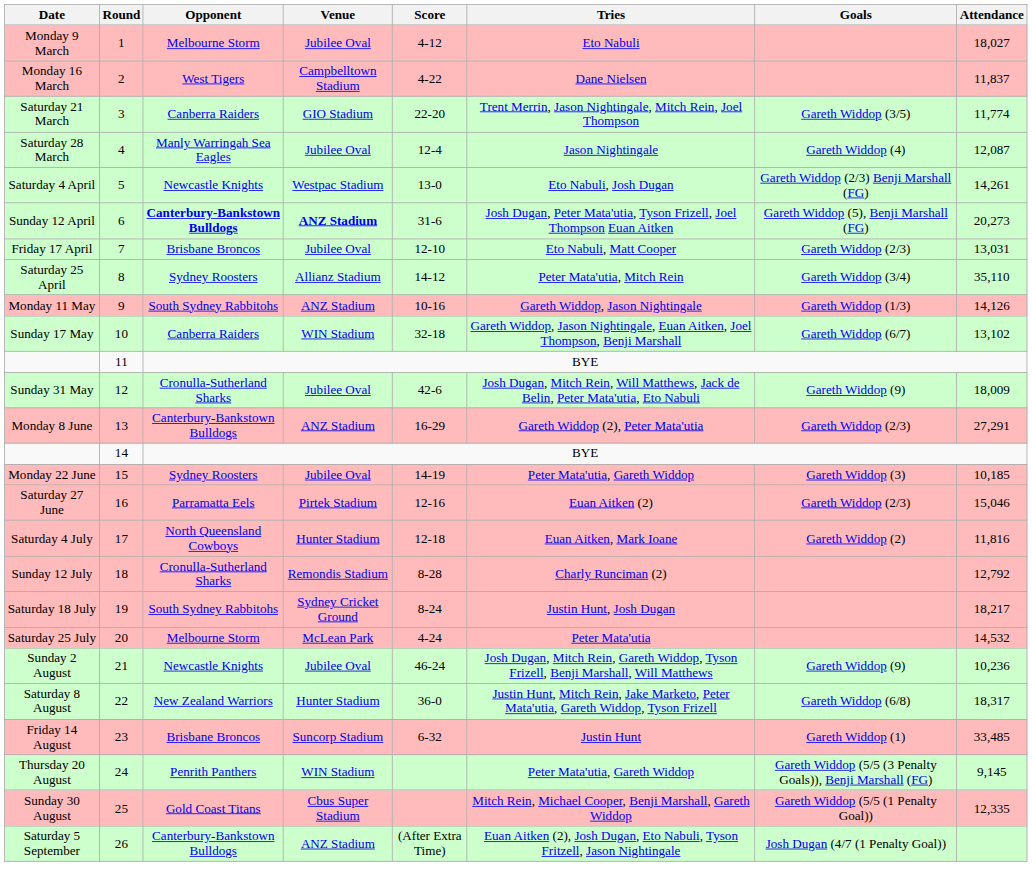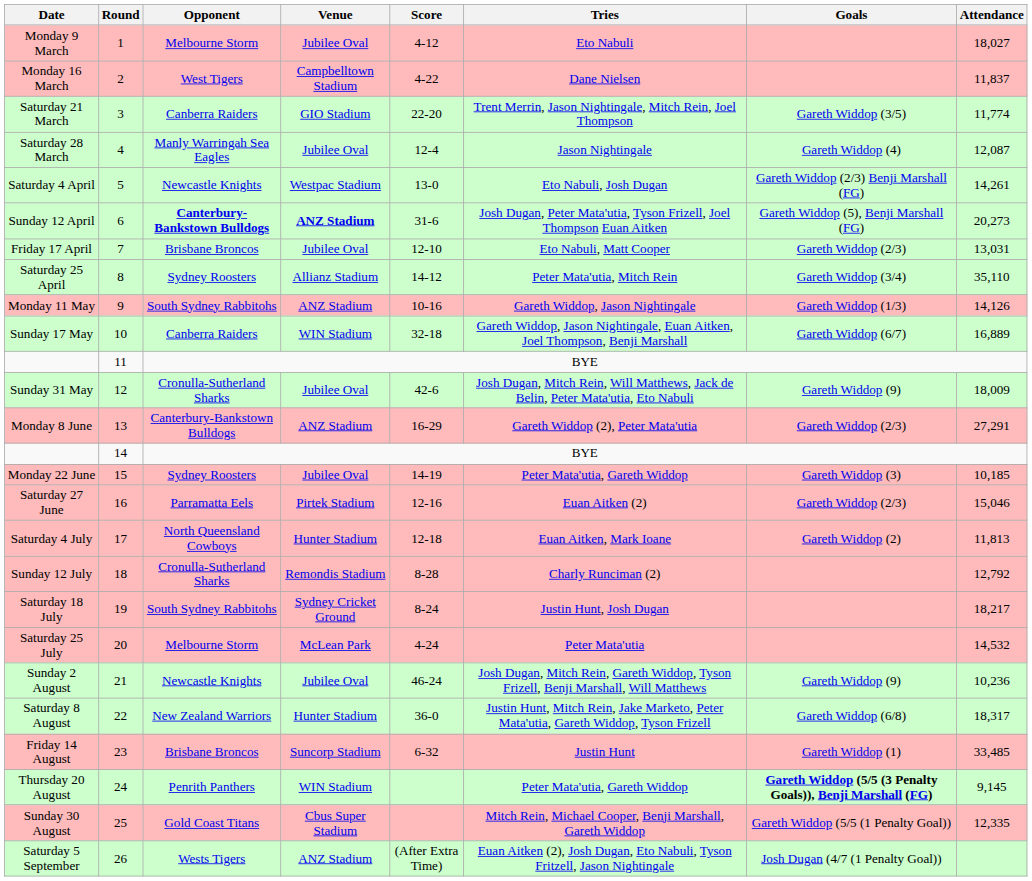(992, 333) 13,102 -> (992, 333) 16,889
(992, 538) 11,816 -> (992, 538) 11,813
(856, 772) normal -> (851, 787) bold
(213, 843) Canterbury-Bankstown Bulldogs -> (212, 858) Wests Tigers
